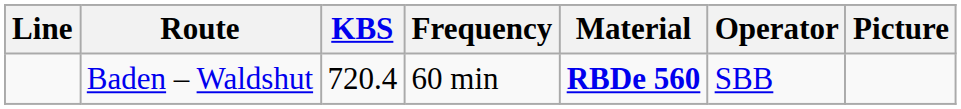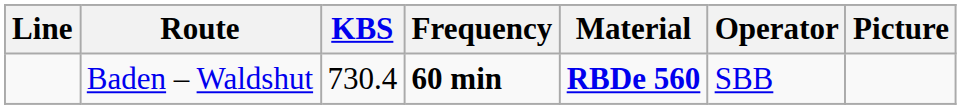(362, 78) 720.4 -> (362, 78) 730.4
(455, 78) normal -> (457, 78) bold
